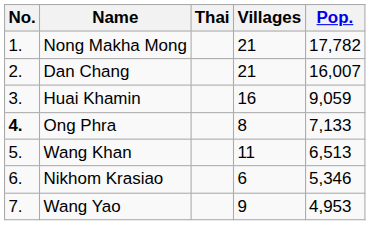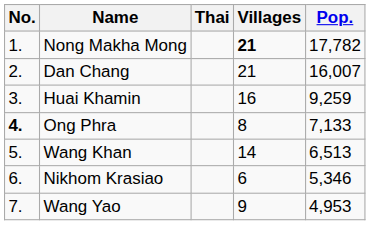(247, 44) normal -> (247, 44) bold
(330, 98) 9,059 -> (330, 98) 9,259
(246, 152) 11 -> (247, 152) 14
